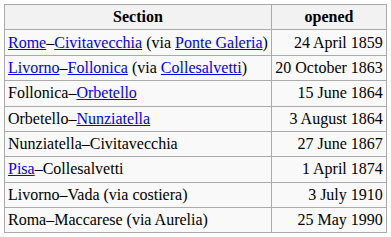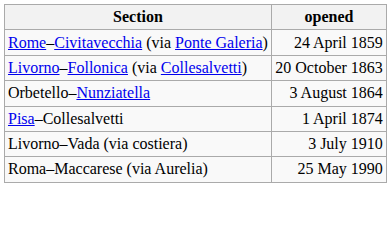- row: (72, 93)
- row: (93, 144)
